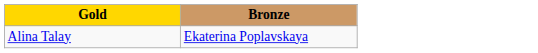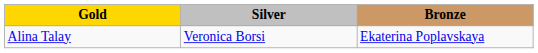+ column: (269, 15)
